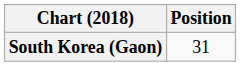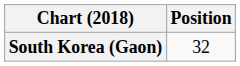(201, 46) 31 -> (201, 46) 32
